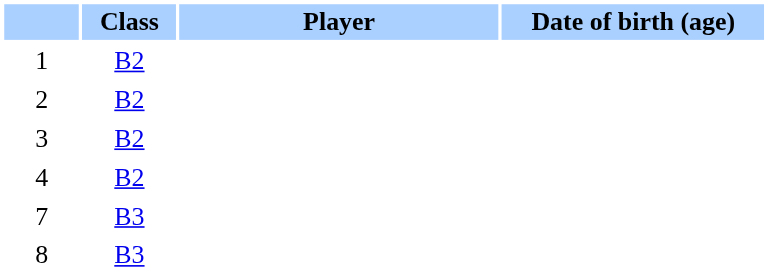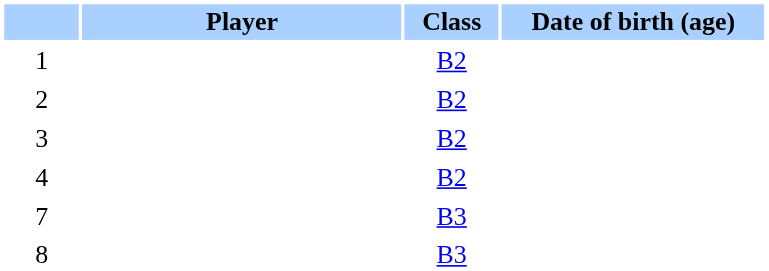columns swapped: (339, 21) <-> (129, 21)
